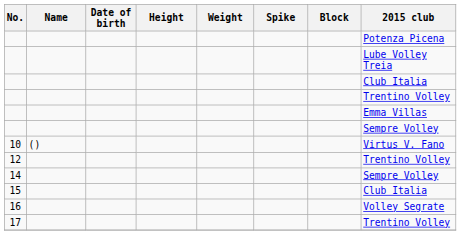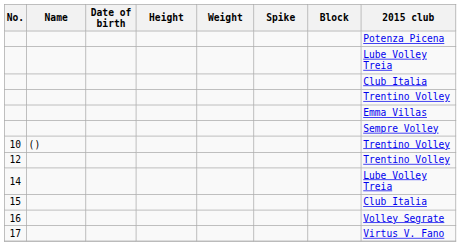(404, 144) Virtus V. Fano -> (407, 144) Trentino Volley
(401, 176) Sempre Volley -> (395, 181) Lube Volley Treia
(407, 223) Trentino Volley -> (404, 234) Virtus V. Fano
